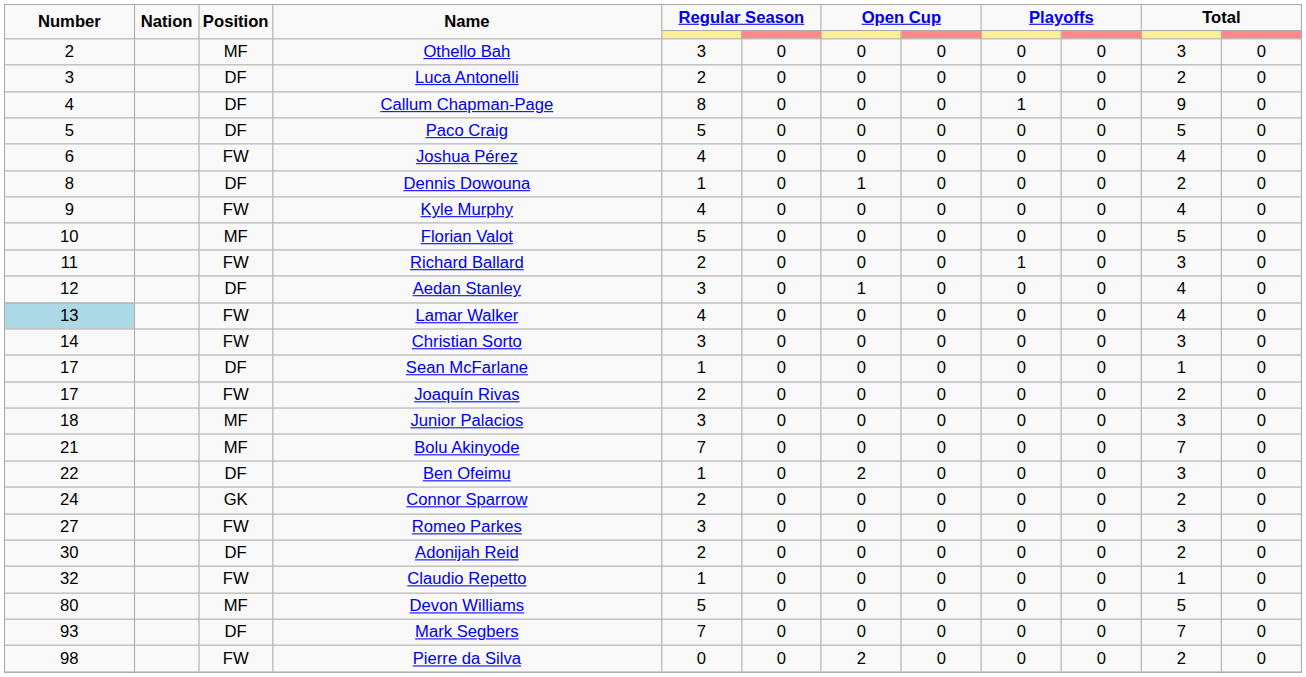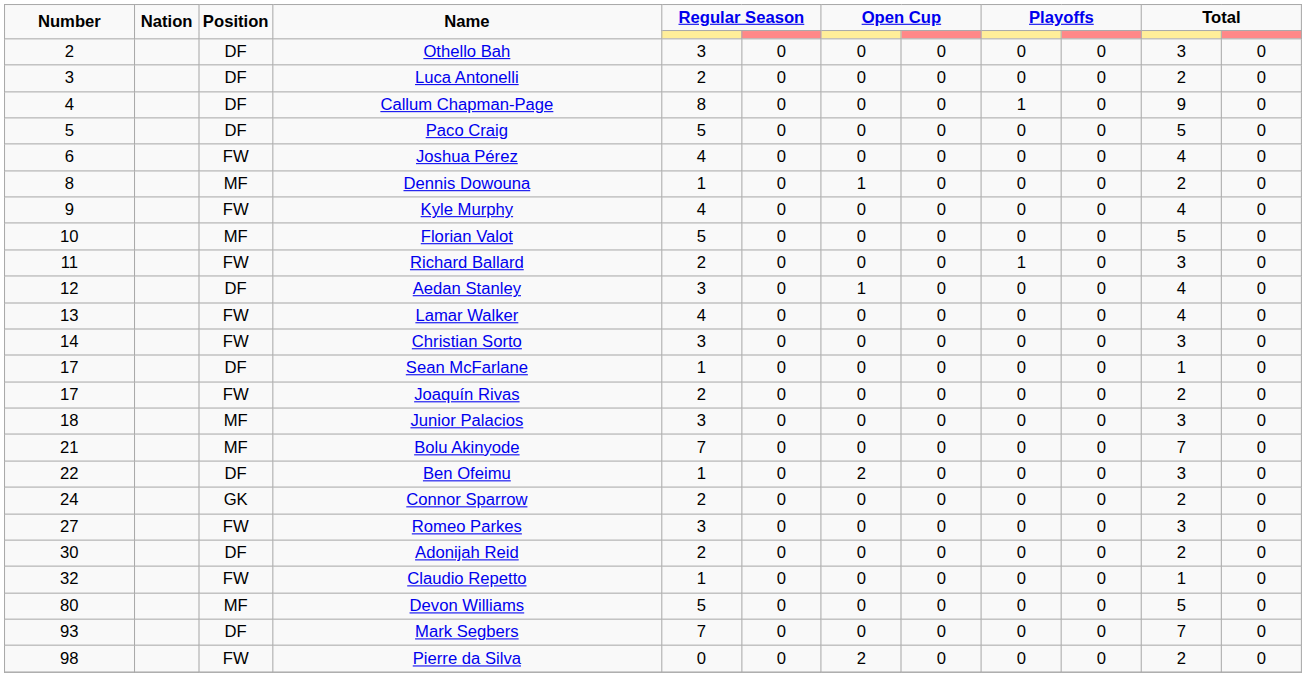(236, 51) MF -> (236, 51) DF
(236, 183) DF -> (236, 183) MF
(69, 315) lightblue background -> (69, 315) no background
